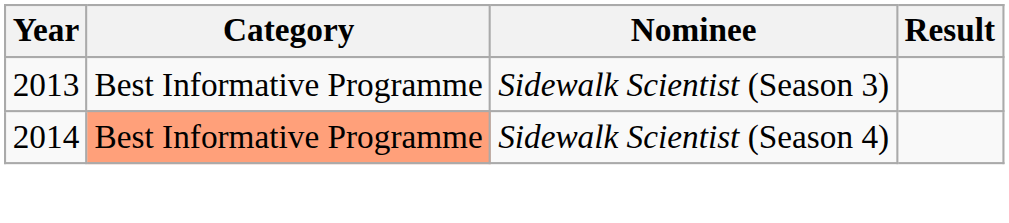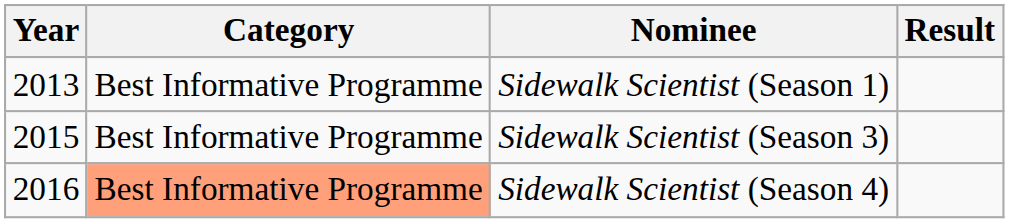+ row: (694, 83)
(46, 83) 2013 -> (46, 136) 2015
(46, 136) 2014 -> (46, 189) 2016
